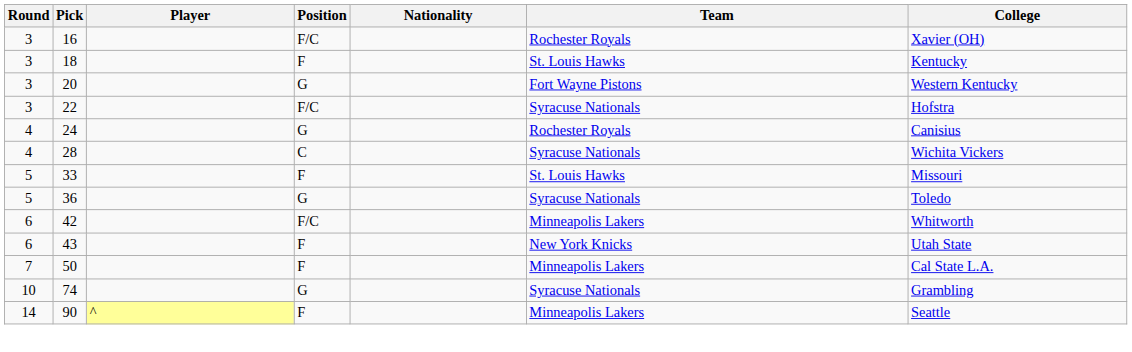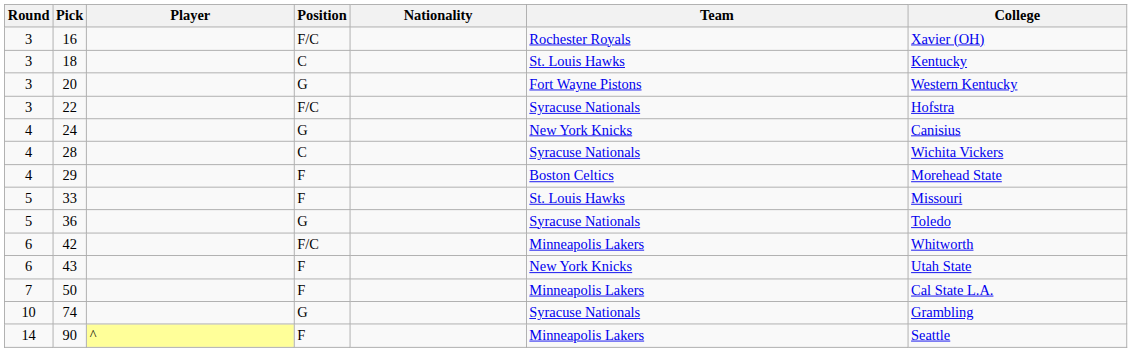(301, 61) F -> (302, 61) C
(580, 130) Rochester Royals -> (581, 130) New York Knicks
+ row: (70, 175)
